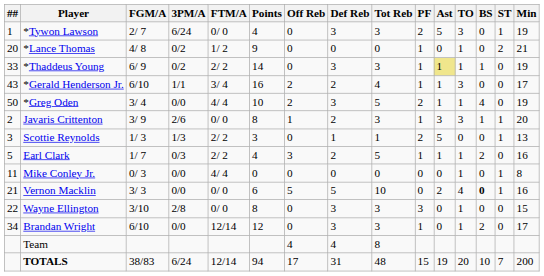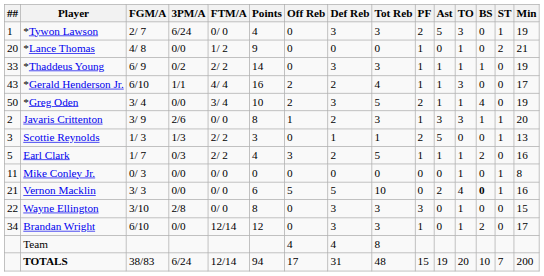(179, 48) 0/2 -> (179, 48) 0/0
(439, 66) khaki background -> (439, 66) no background
(219, 84) 3/ 4 -> (219, 84) 4/ 4
(219, 102) 4/ 4 -> (219, 102) 3/ 4
(219, 173) 4/ 4 -> (219, 173) 0/ 0
